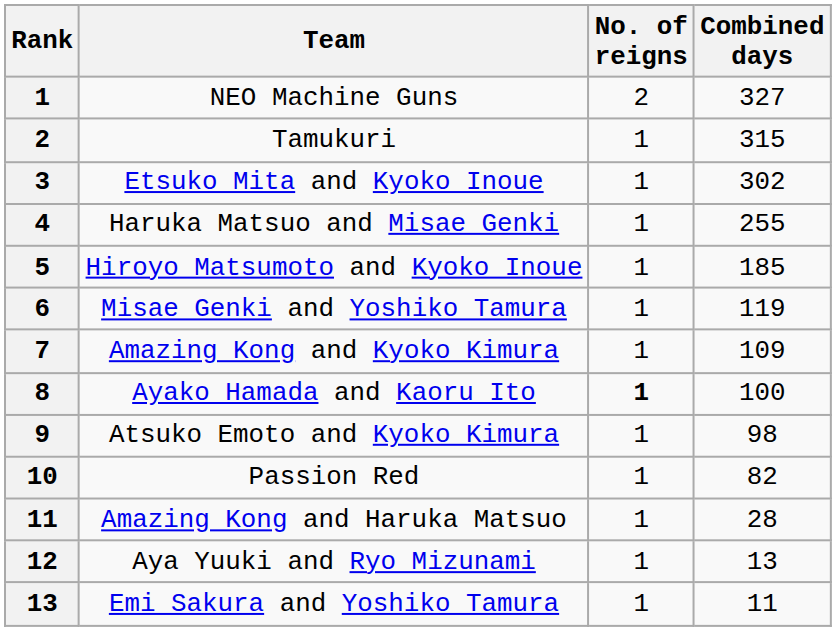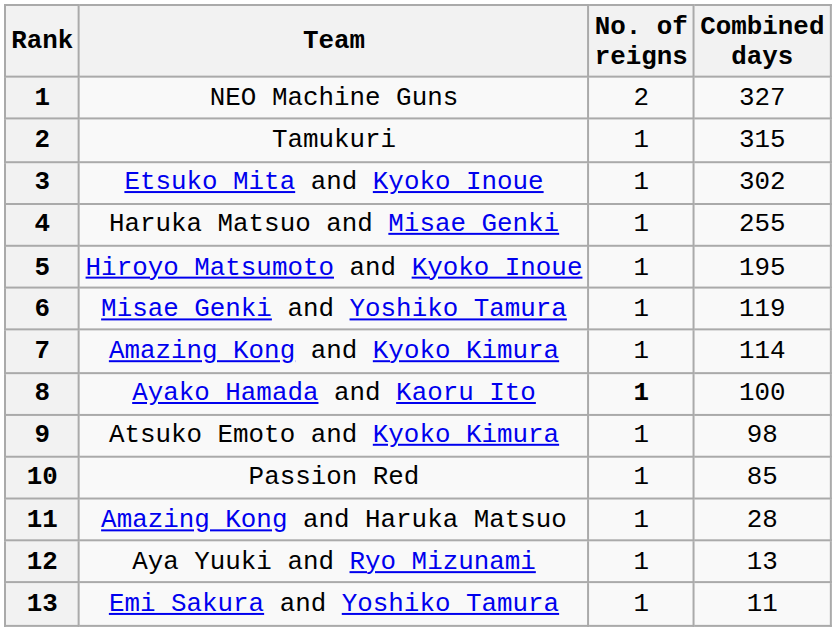(762, 267) 185 -> (762, 267) 195
(762, 351) 109 -> (762, 351) 114
(762, 478) 82 -> (762, 478) 85
